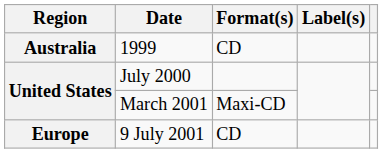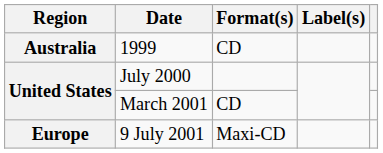(251, 104) Maxi-CD -> (229, 104) CD
(229, 133) CD -> (251, 133) Maxi-CD
